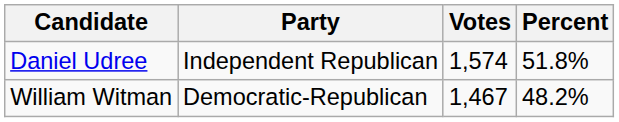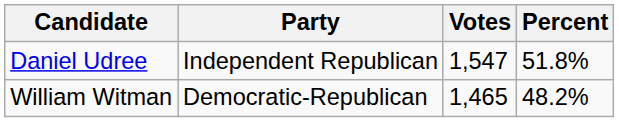(478, 60) 1,574 -> (478, 60) 1,547
(478, 97) 1,467 -> (478, 97) 1,465
